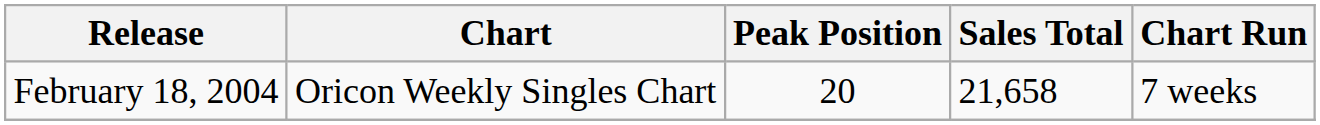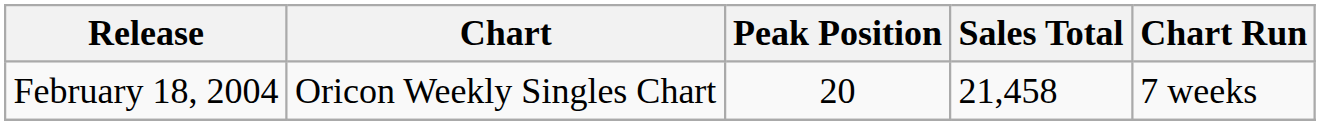(1008, 90) 21,658 -> (1008, 90) 21,458
